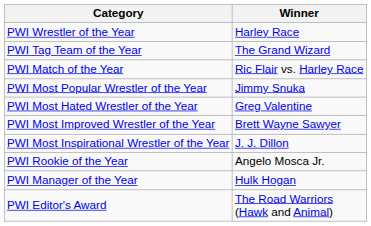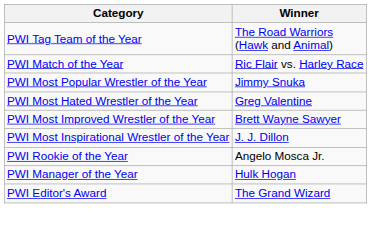- row: (71, 32)
(283, 50) The Grand Wizard -> (284, 38) The Road Warriors (Hawk and Animal)
(284, 205) The Road Warriors (Hawk and Animal) -> (283, 193) The Grand Wizard
